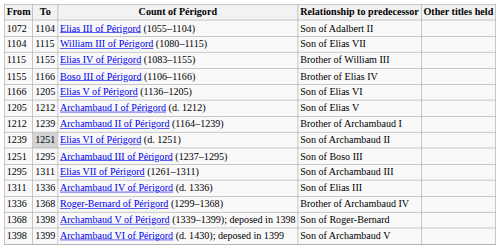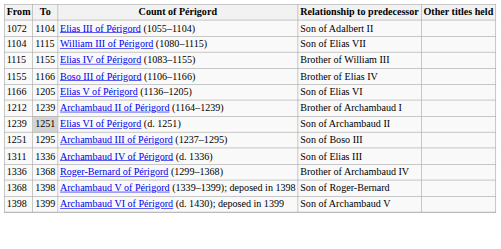- row: (133, 108)
- row: (129, 172)
